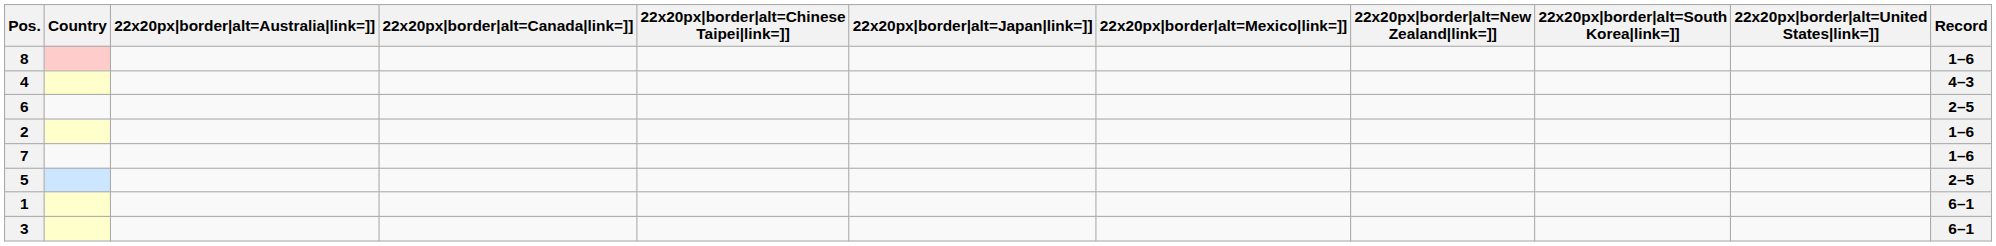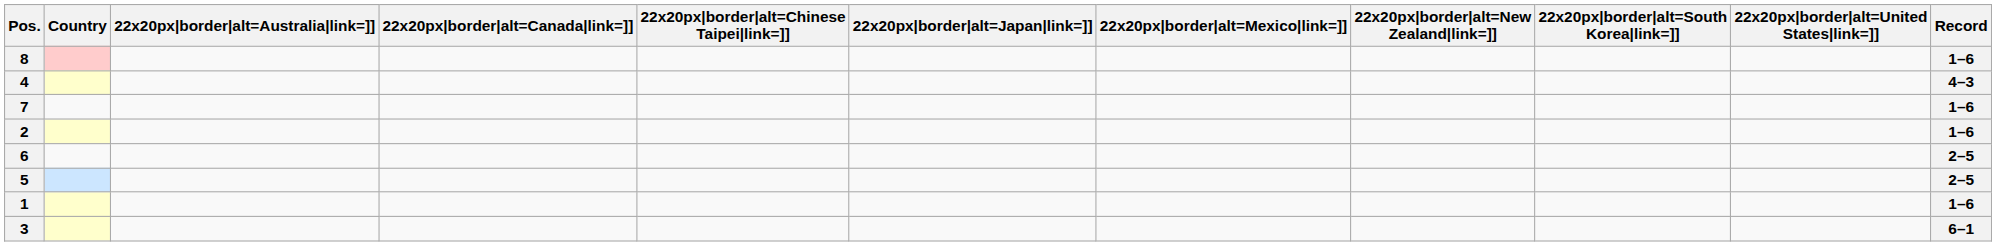rows swapped: (24, 107) <-> (24, 156)
(1961, 205) 6–1 -> (1961, 205) 1–6
